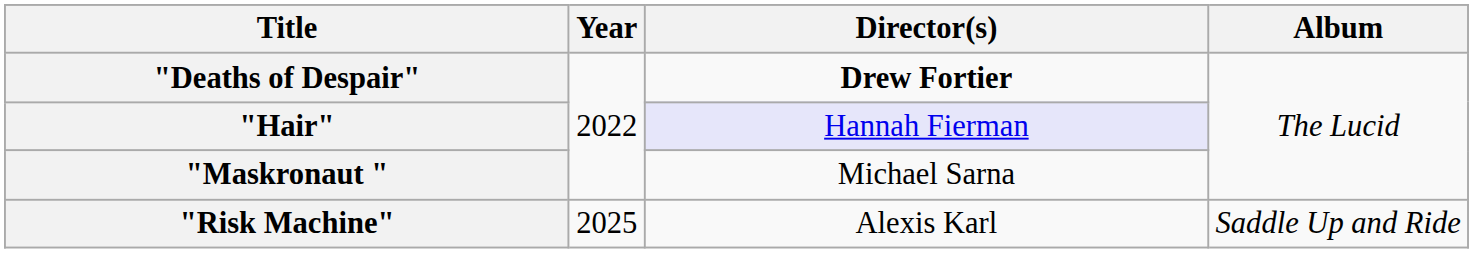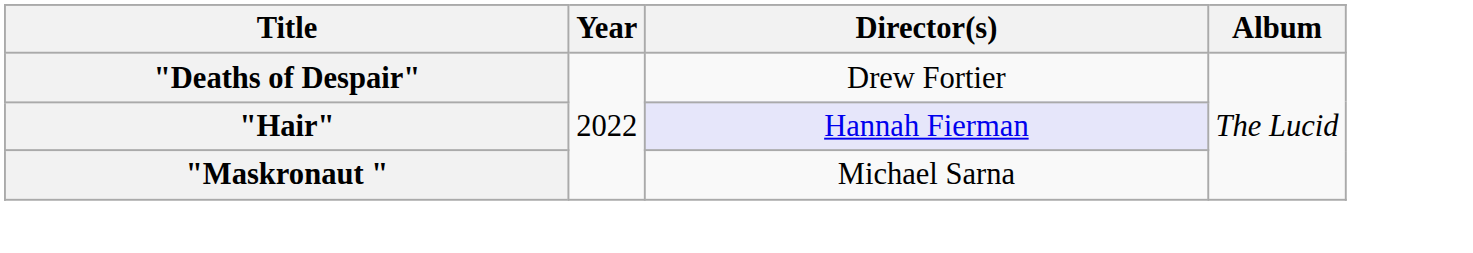(926, 77) bold -> (926, 77) normal
- row: (287, 222)
